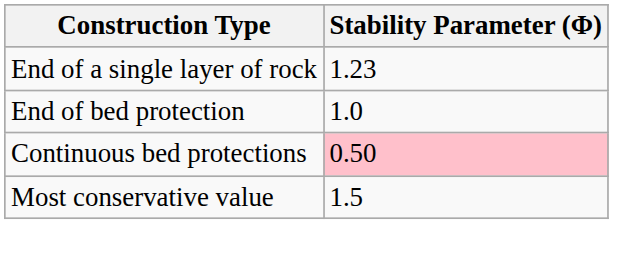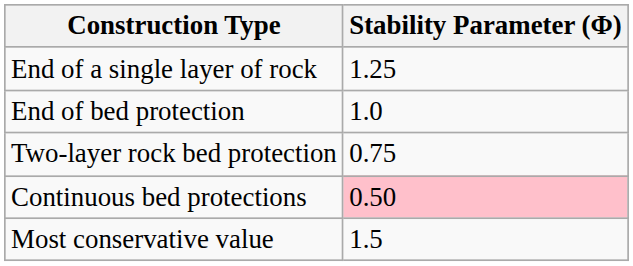(353, 68) 1.23 -> (373, 68) 1.25
+ row: (174, 153)
